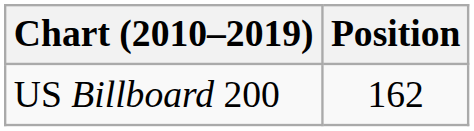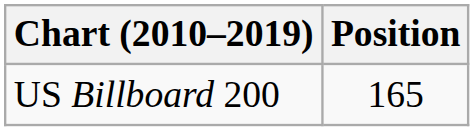(396, 93) 162 -> (396, 93) 165
